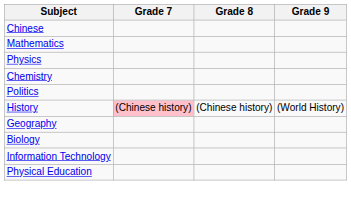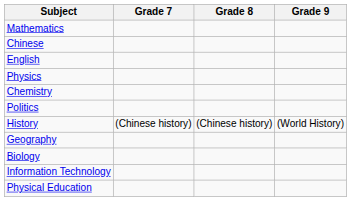rows swapped: (25, 28) <-> (35, 44)
+ row: (23, 60)
(153, 108) pink background -> (153, 124) no background
